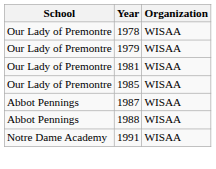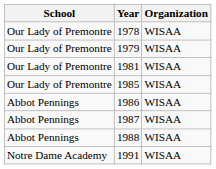+ row: (128, 102)
